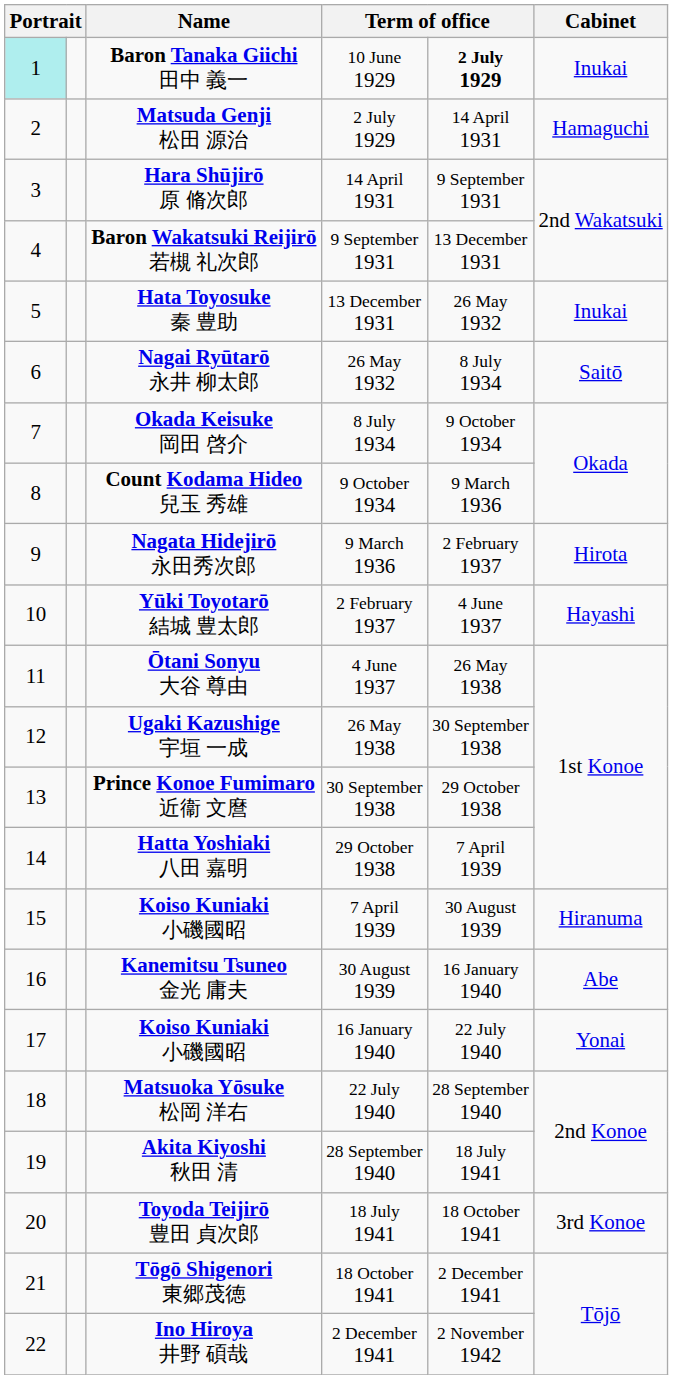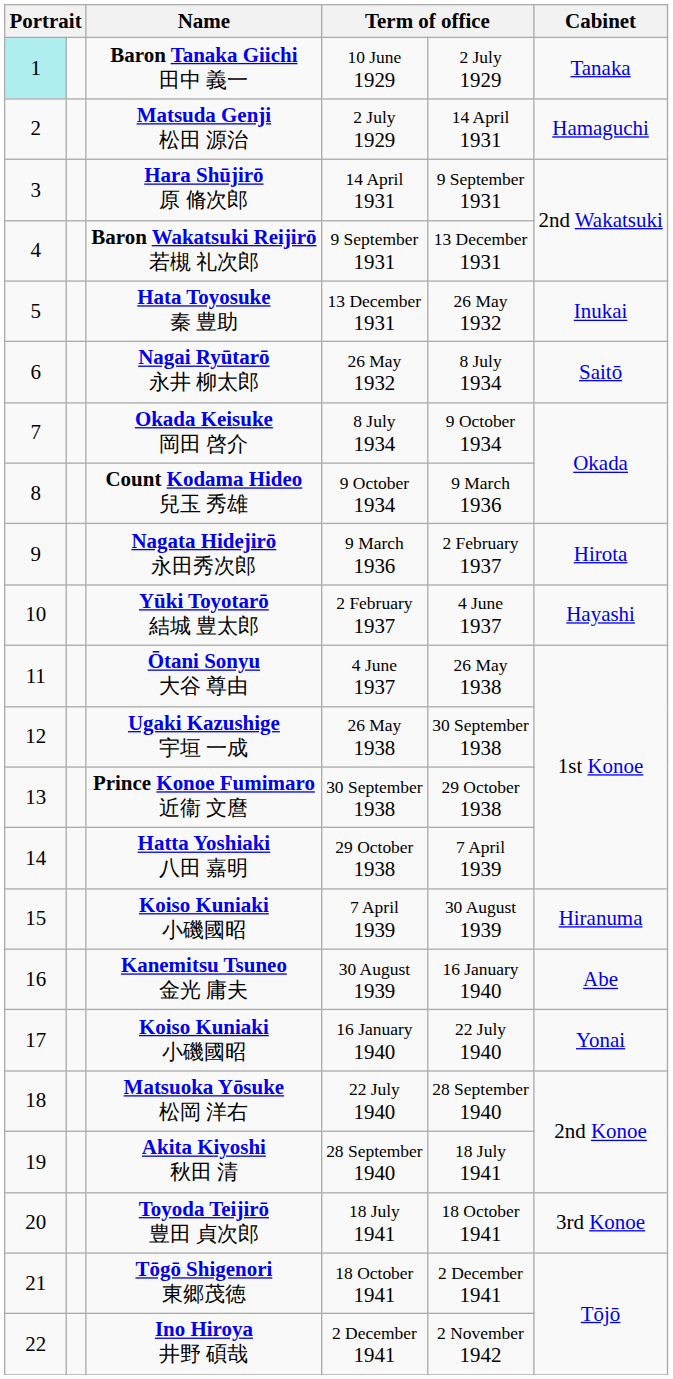(481, 68) bold -> (481, 69) normal
(601, 68) Inukai -> (601, 68) Tanaka
